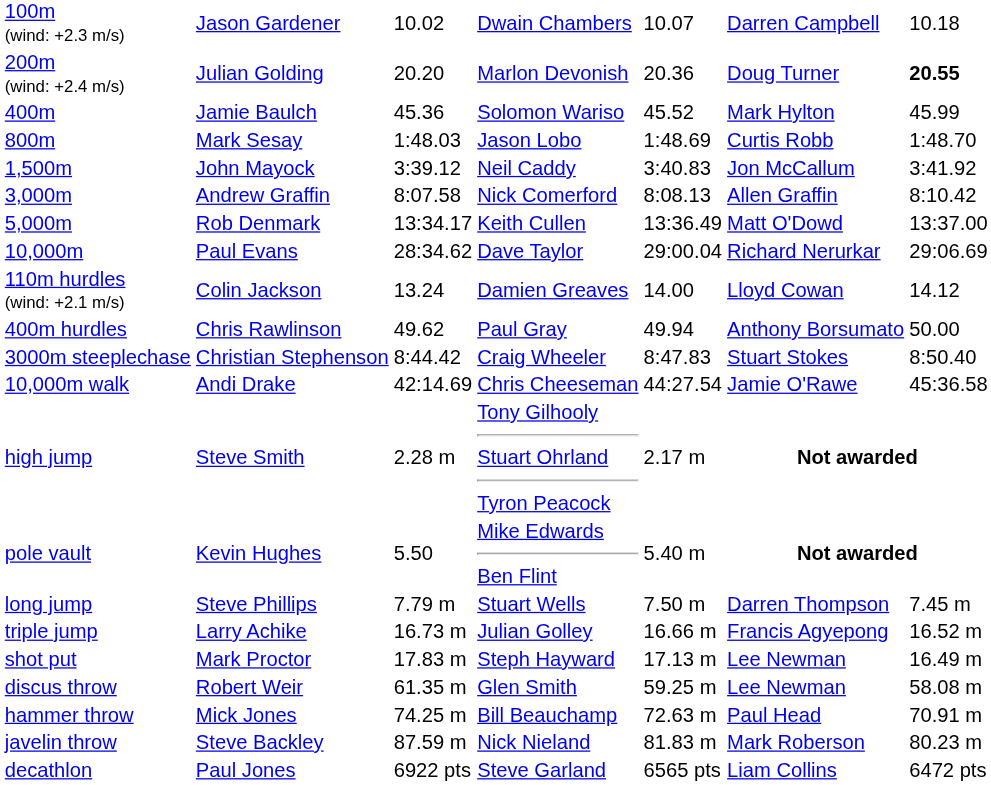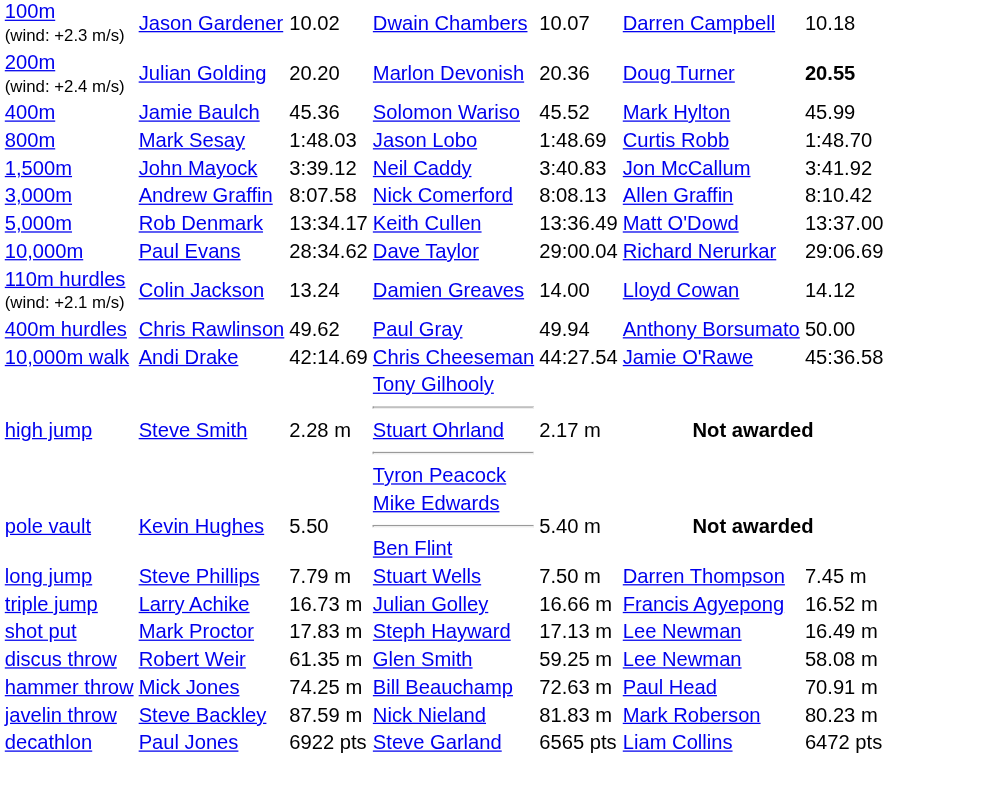- row: (98, 357)
